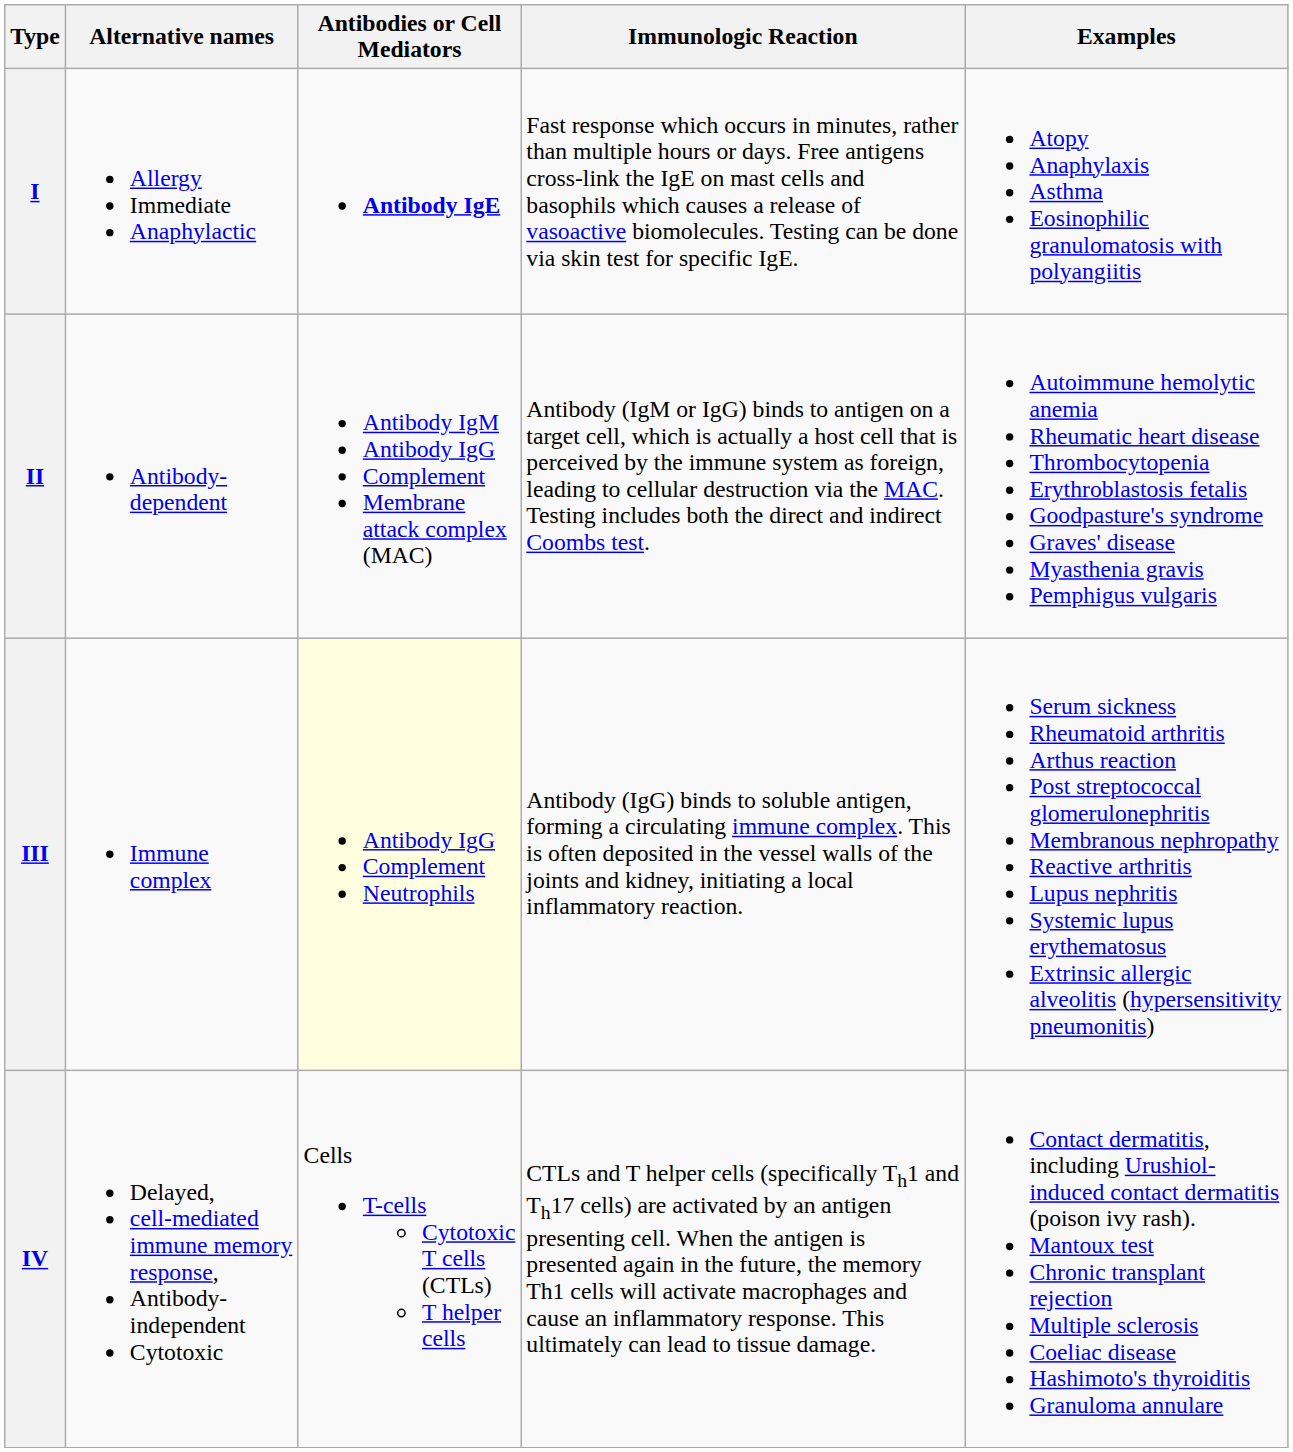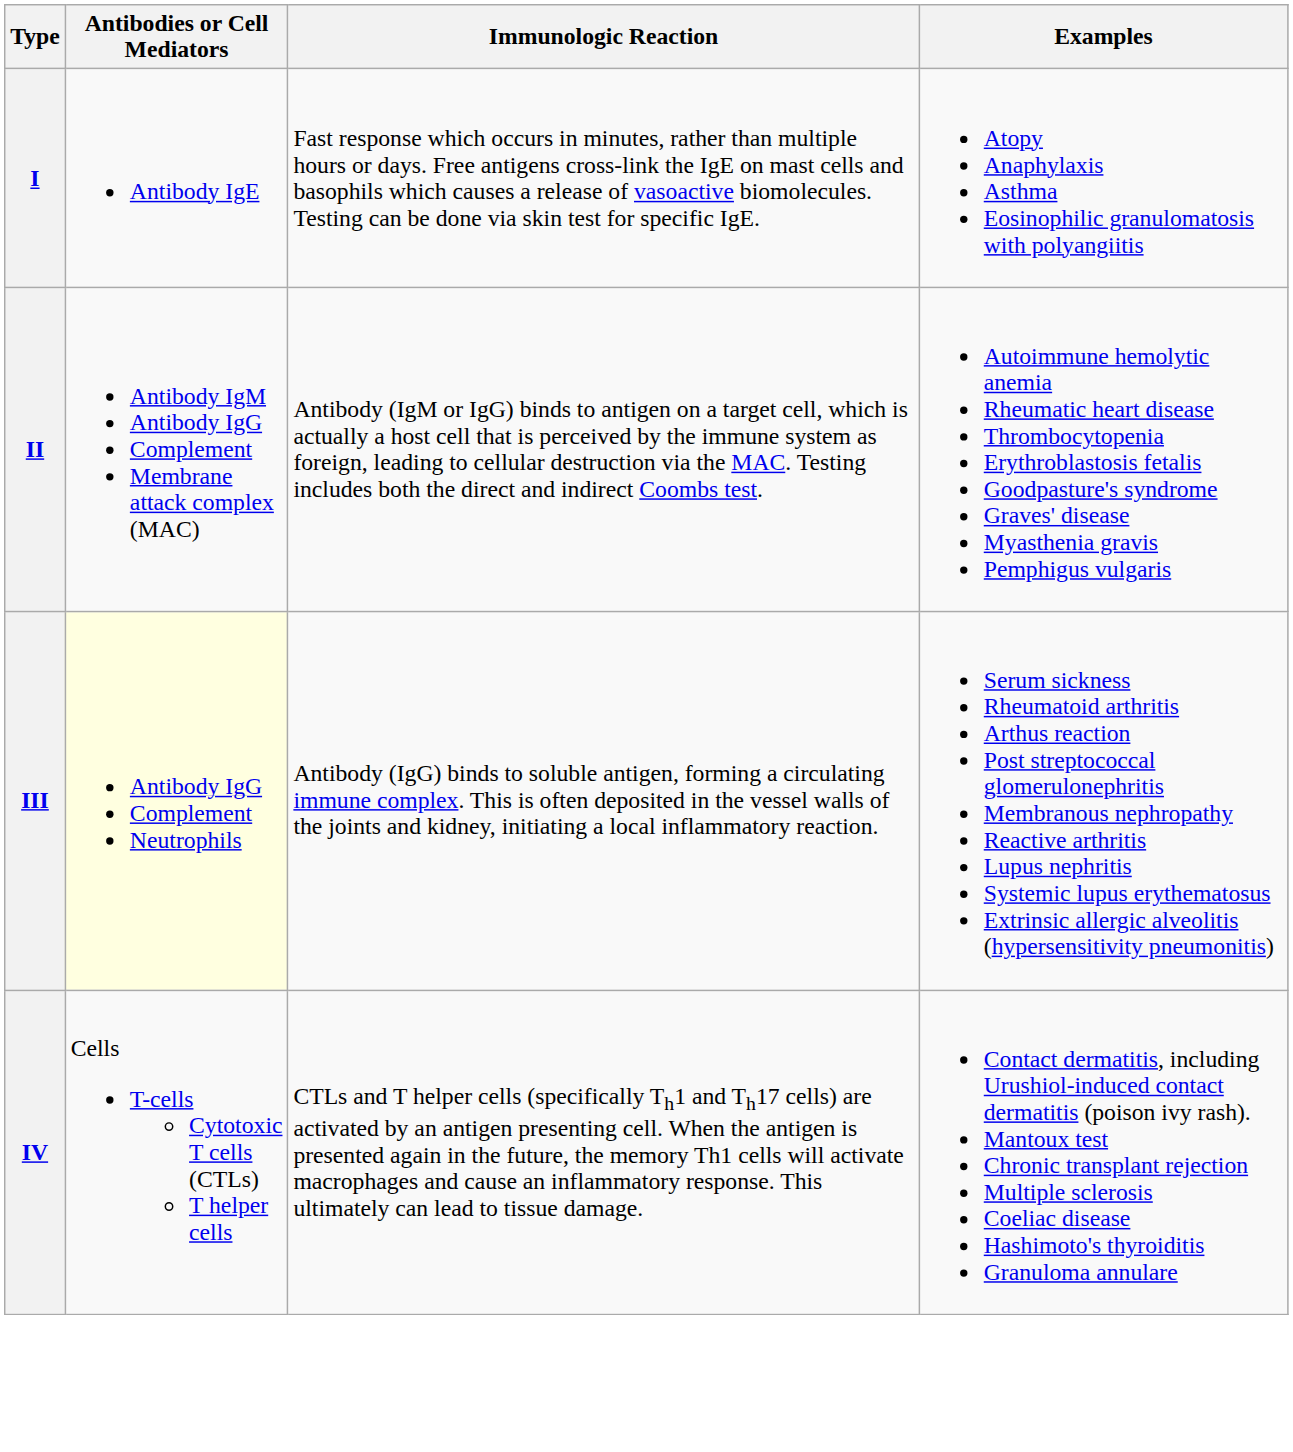- column: (182, 36)
(409, 205) bold -> (177, 191) normal
